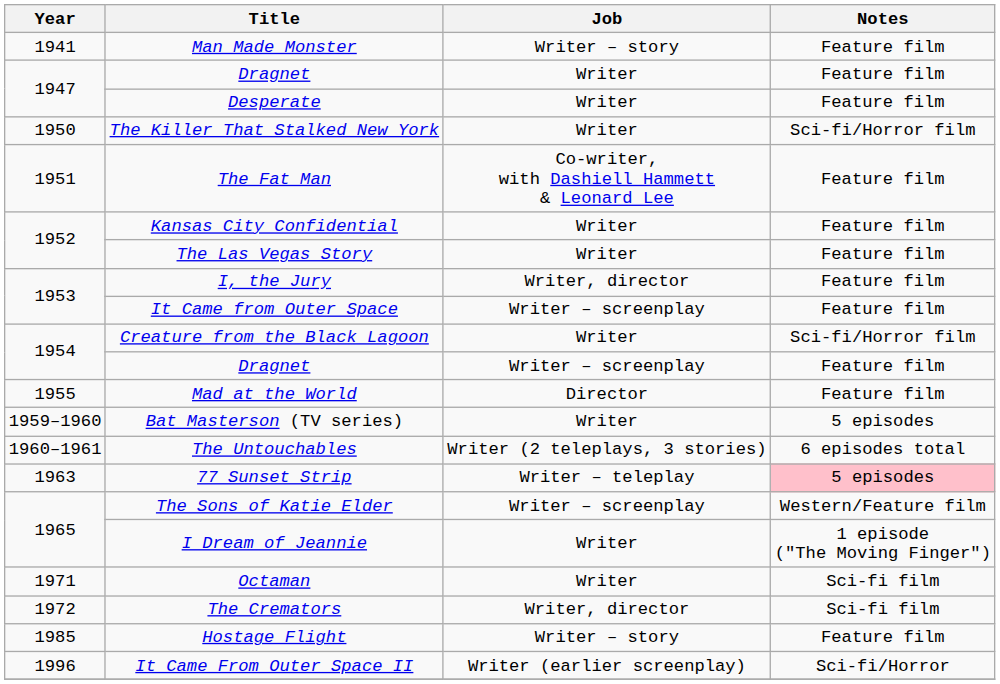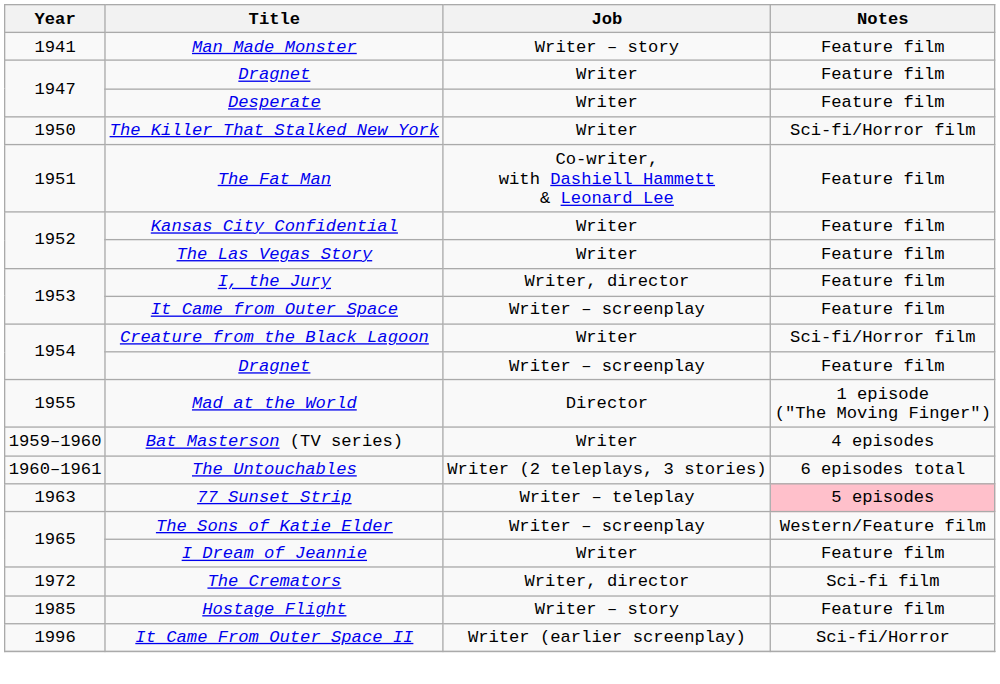(883, 394) Feature film -> (883, 404) 1 episode ("The Moving Finger")
(883, 422) 5 episodes -> (883, 442) 4 episodes
(883, 544) 1 episode ("The Moving Finger") -> (883, 553) Feature film
- row: (55, 581)
